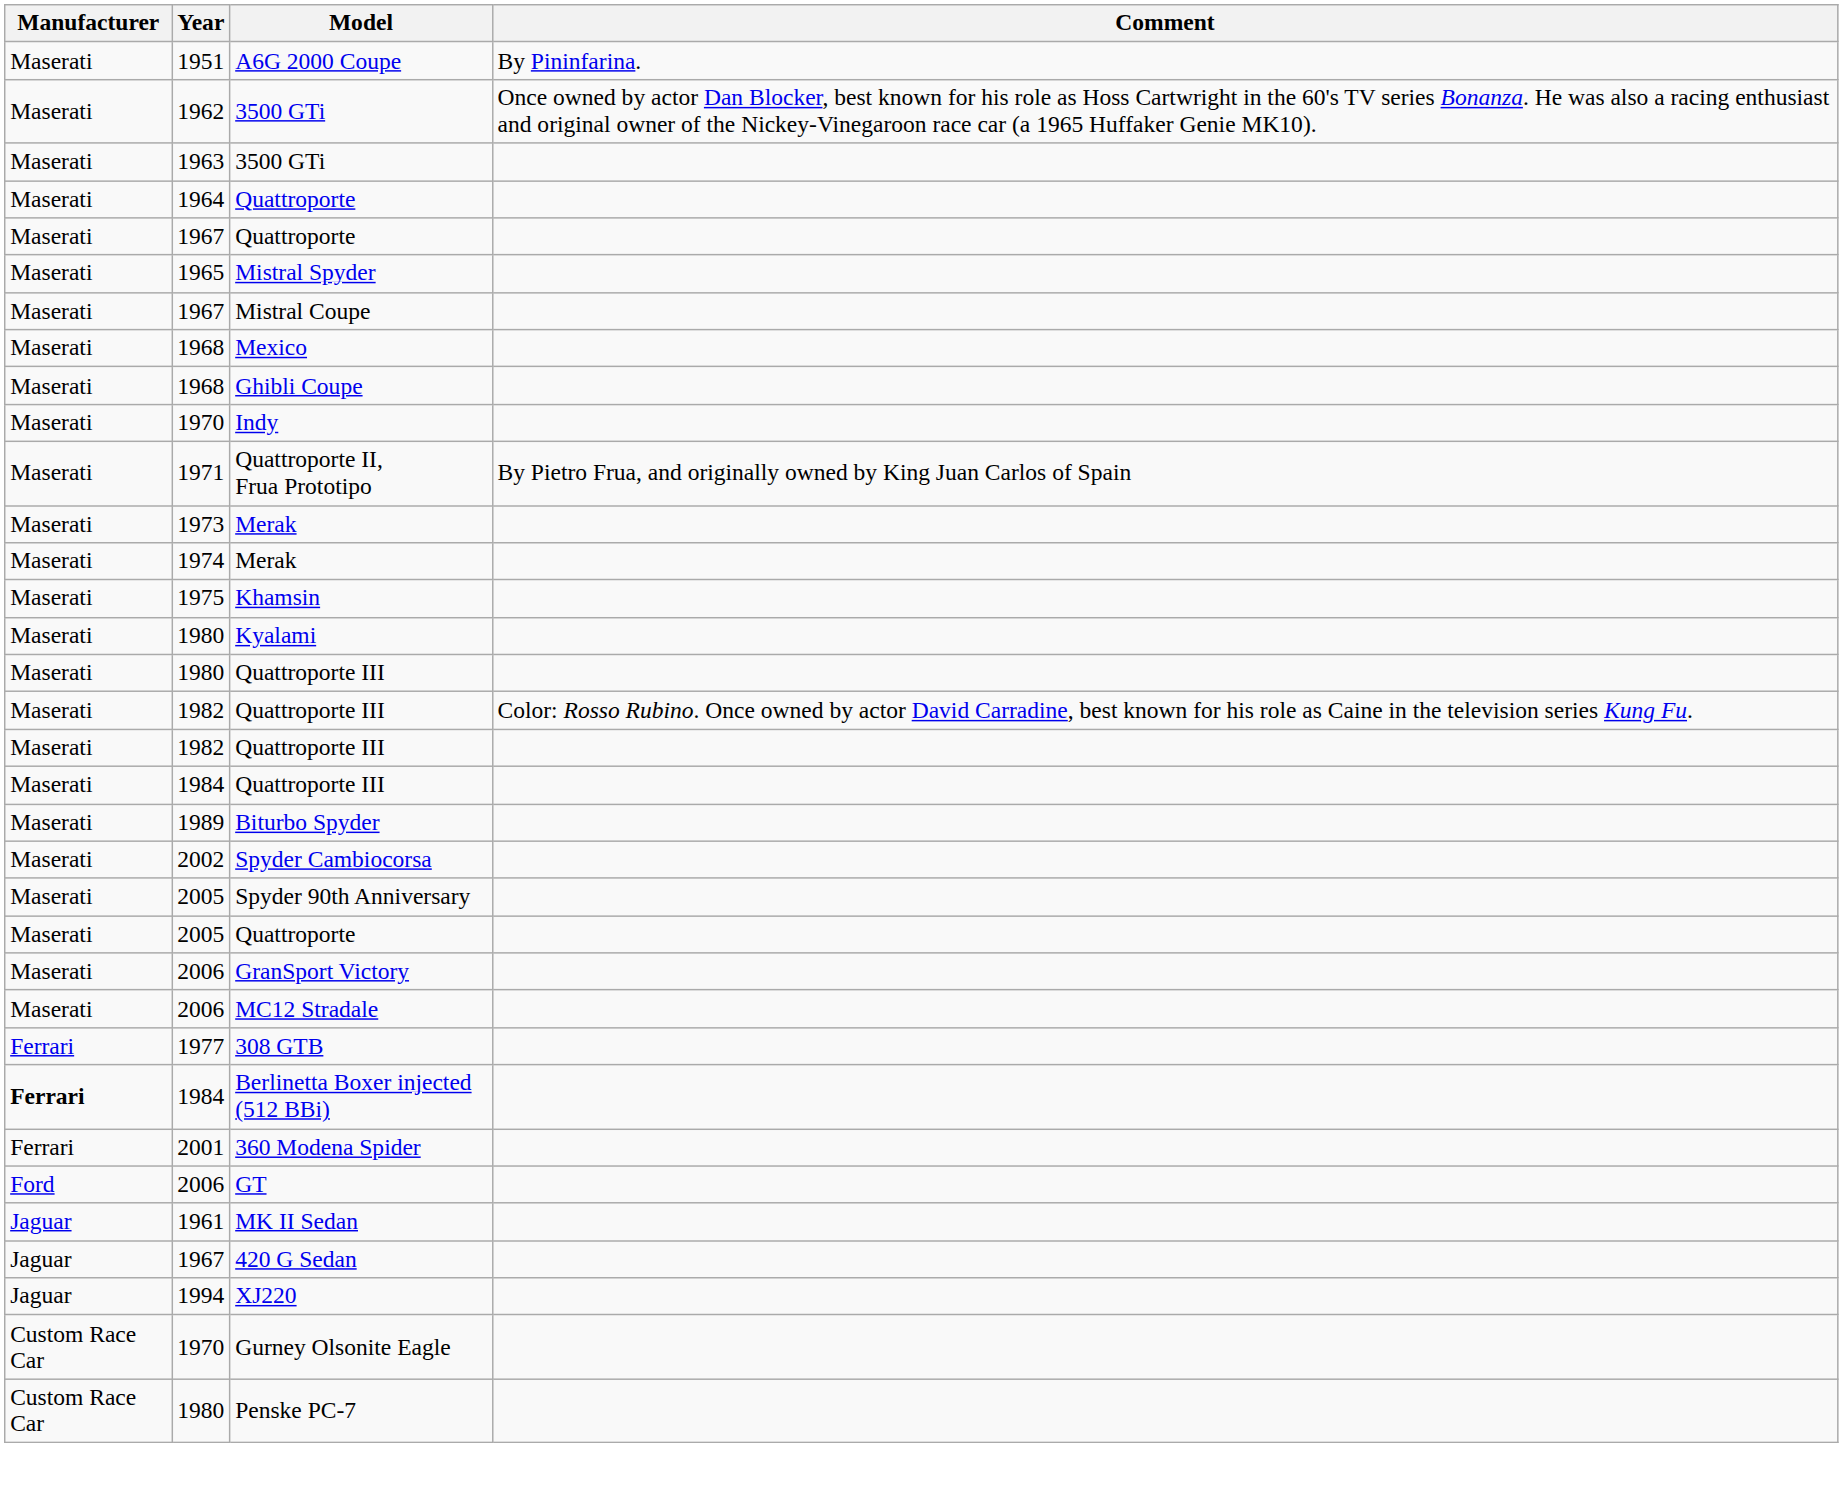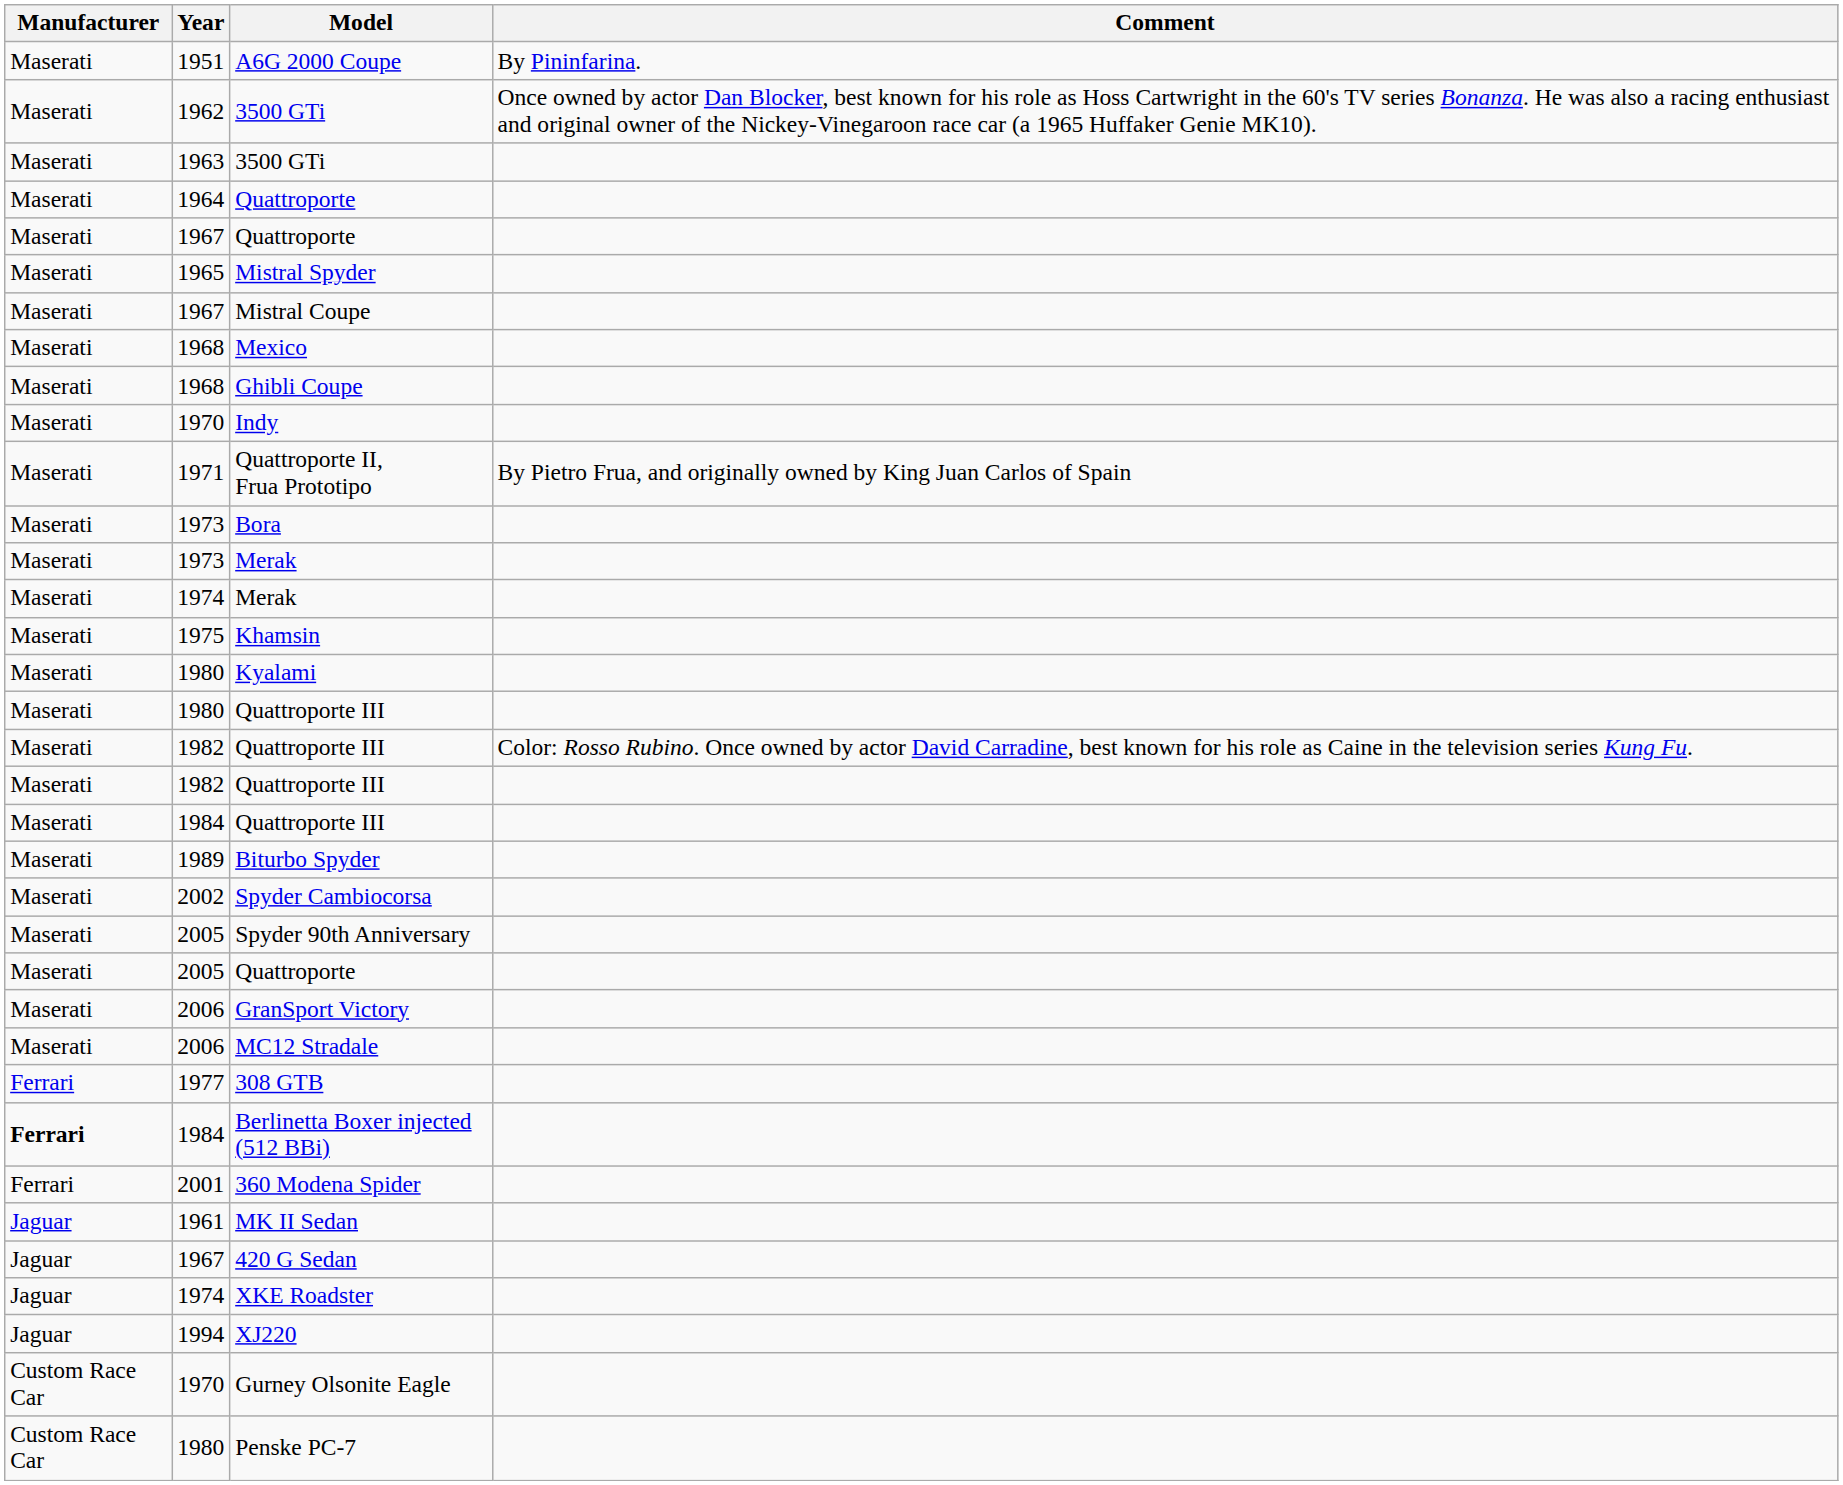+ row: (201, 523)
- row: (201, 1184)
+ row: (201, 1296)
